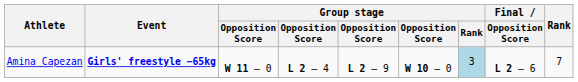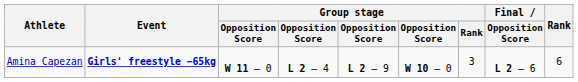(472, 62) lightblue background -> (472, 62) no background
(559, 62) 7 -> (559, 62) 6
